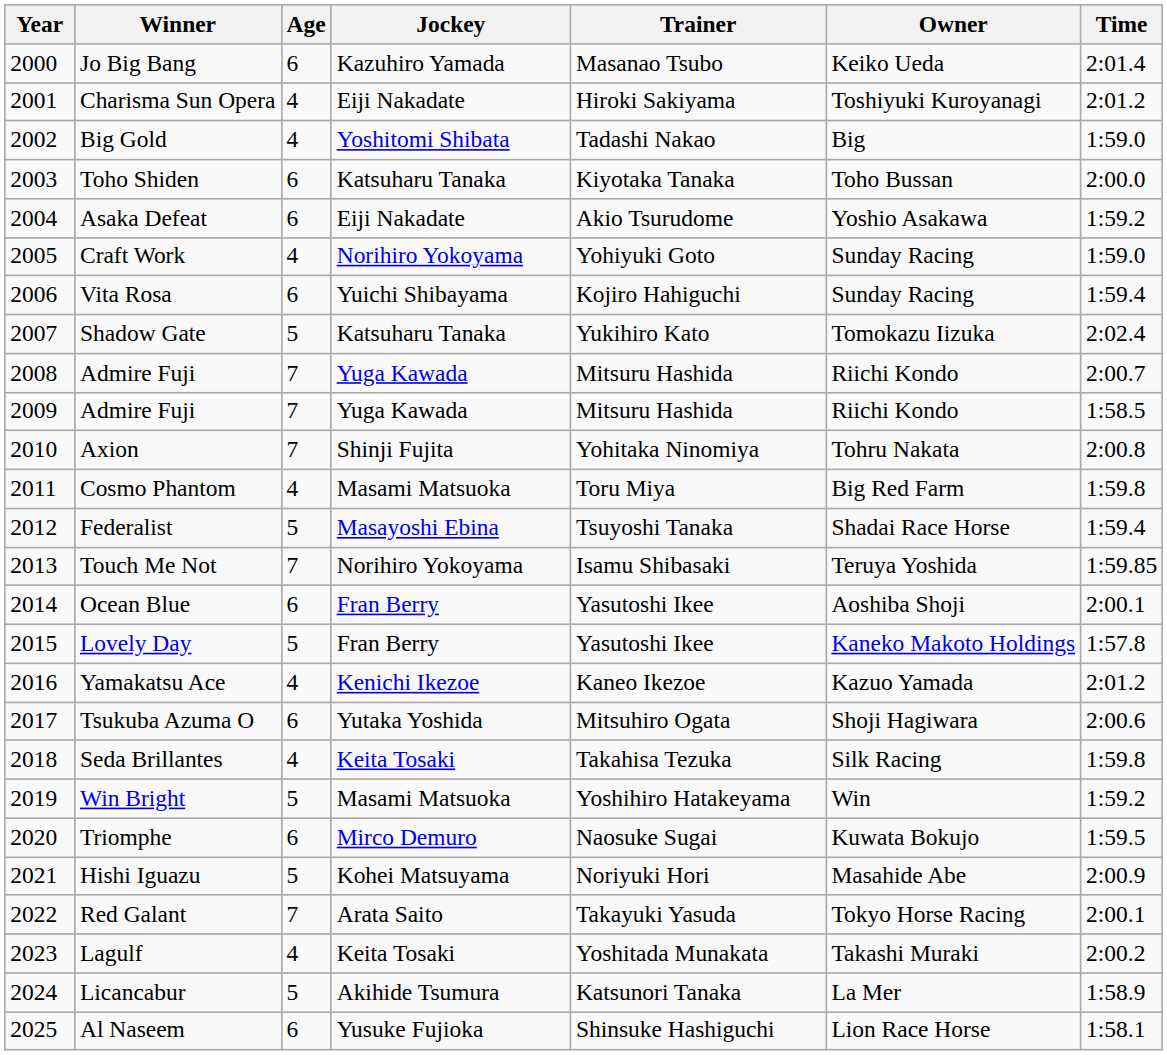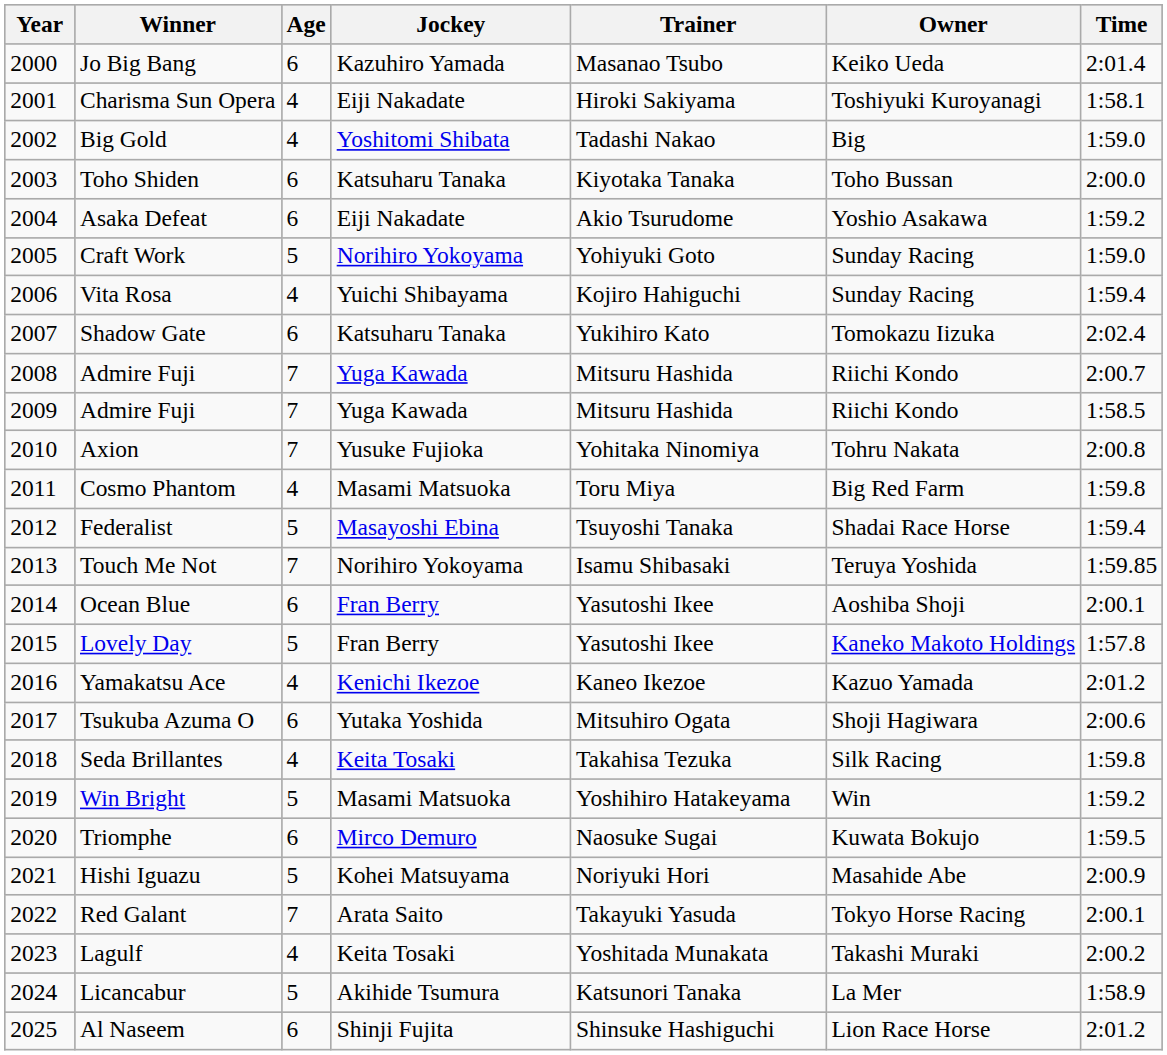(1116, 101) 2:01.2 -> (1116, 101) 1:58.1
(292, 256) 4 -> (292, 256) 5
(292, 295) 6 -> (292, 295) 4
(292, 333) 5 -> (292, 333) 6
(395, 450) Shinji Fujita -> (410, 450) Yusuke Fujioka
(410, 1030) Yusuke Fujioka -> (395, 1030) Shinji Fujita
(1116, 1030) 1:58.1 -> (1116, 1030) 2:01.2
